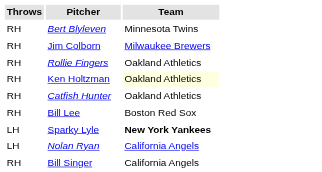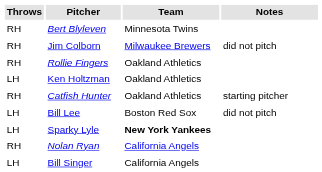+ column: (270, 12)
(14, 79) RH -> (13, 79) LH
(163, 79) lightyellow background -> (163, 79) no background
(14, 112) RH -> (13, 112) LH
(13, 146) LH -> (14, 146) RH
(14, 163) RH -> (13, 163) LH
